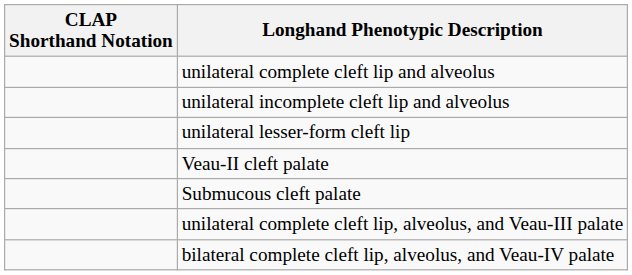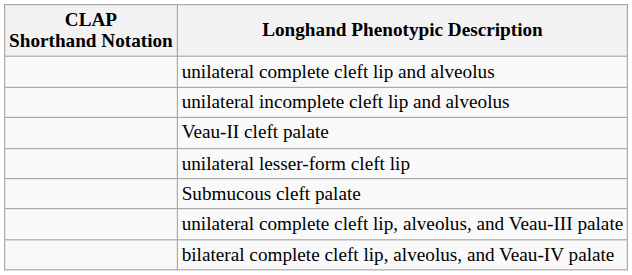rows swapped: (296, 132) <-> (255, 163)
